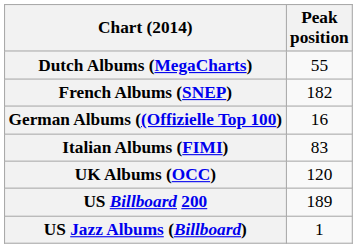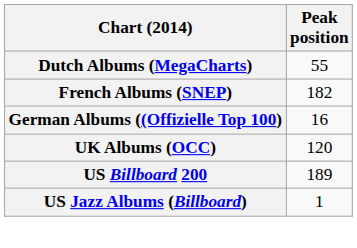- row: (145, 147)
